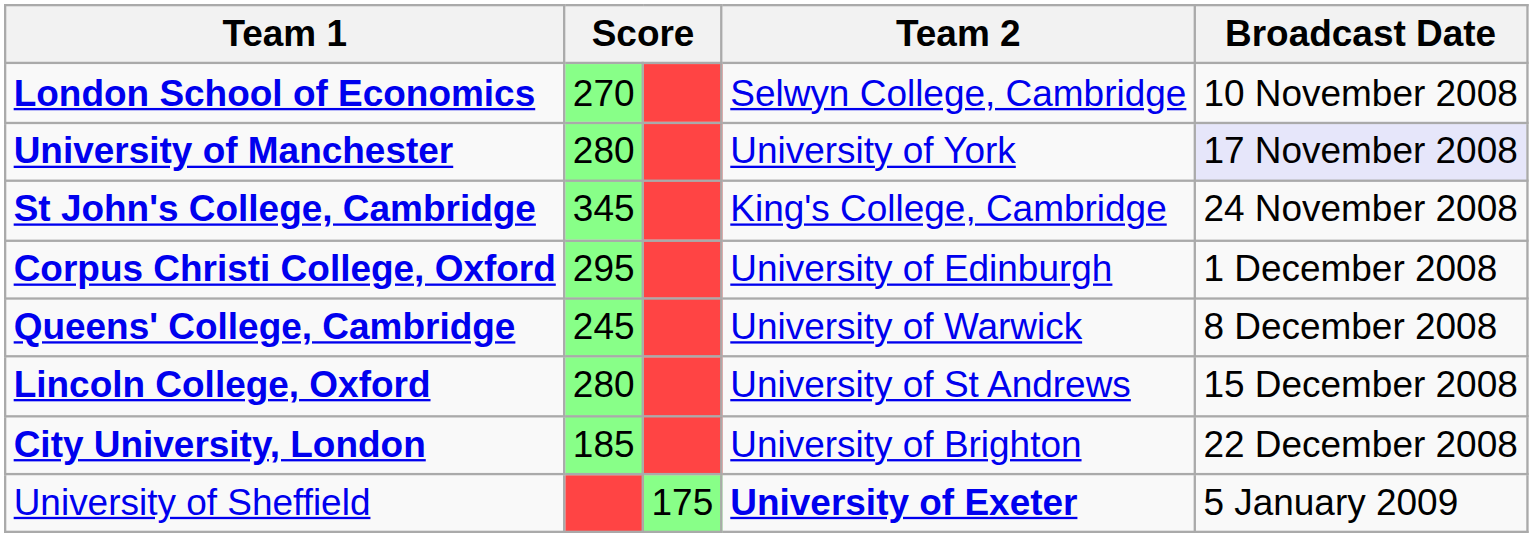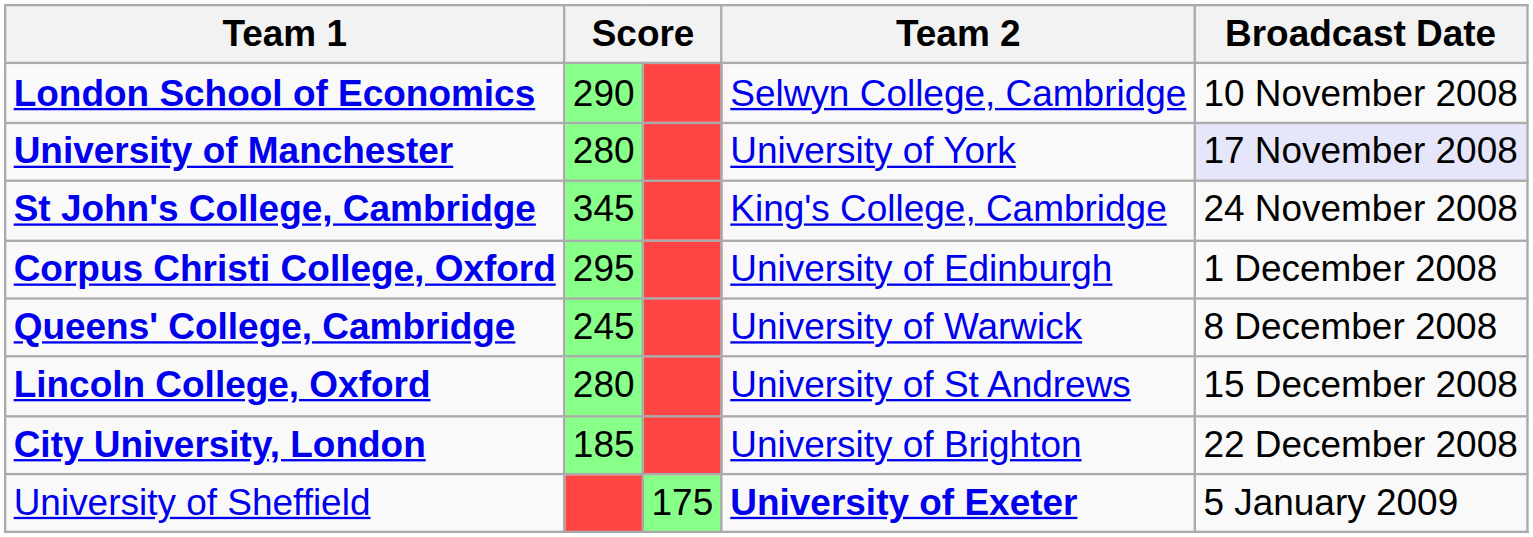(604, 92) 270 -> (604, 92) 290
